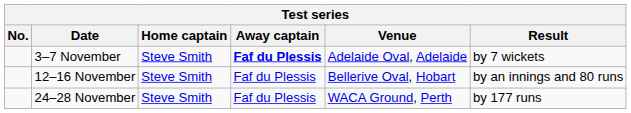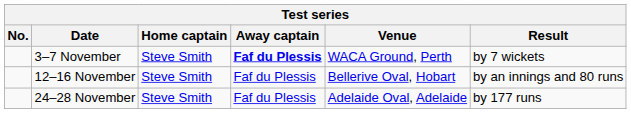(397, 56) Adelaide Oval, Adelaide -> (390, 56) WACA Ground, Perth
(390, 98) WACA Ground, Perth -> (397, 98) Adelaide Oval, Adelaide
